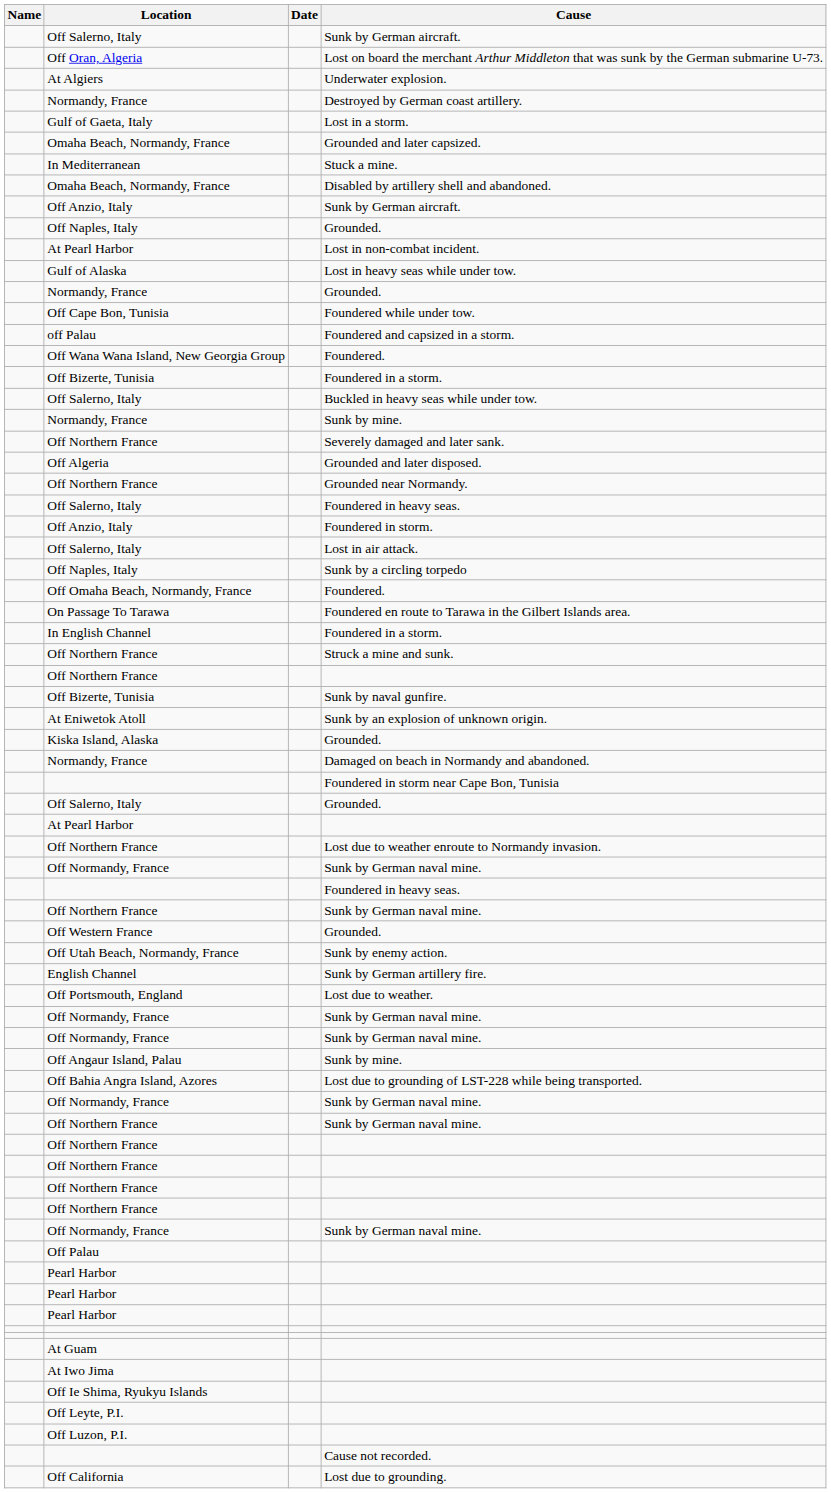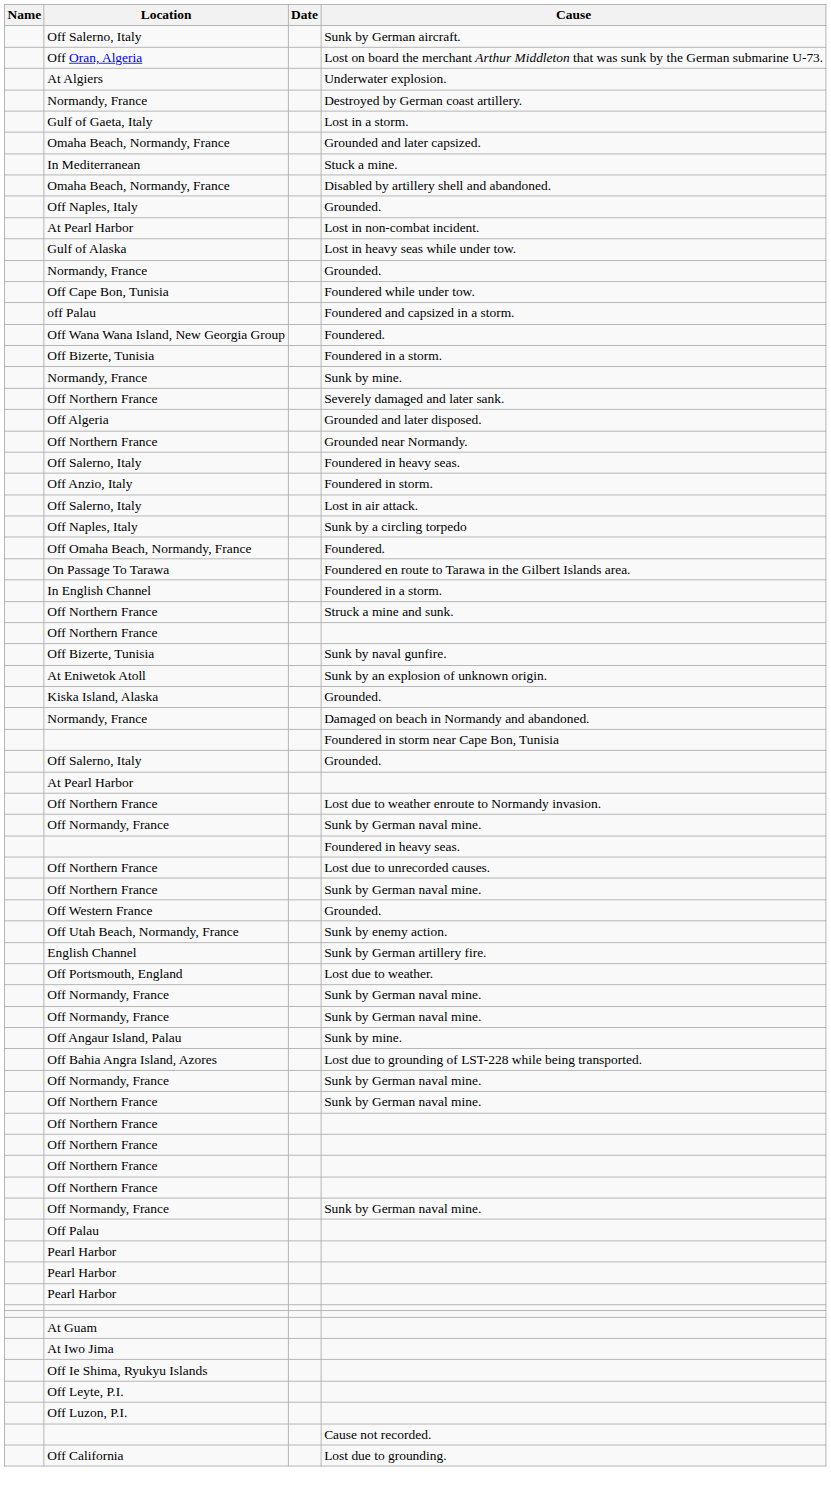- row: (90, 206)
- row: (94, 398)
+ row: (102, 867)
